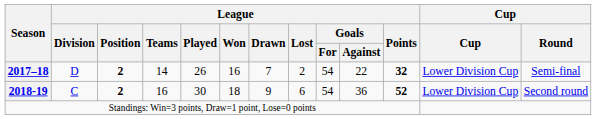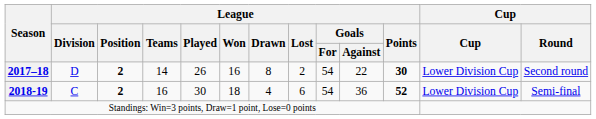(268, 72) 7 -> (268, 72) 8
(401, 72) 32 -> (401, 72) 30
(556, 72) Semi-final -> (556, 72) Second round
(268, 91) 9 -> (268, 91) 4
(556, 91) Second round -> (556, 91) Semi-final
